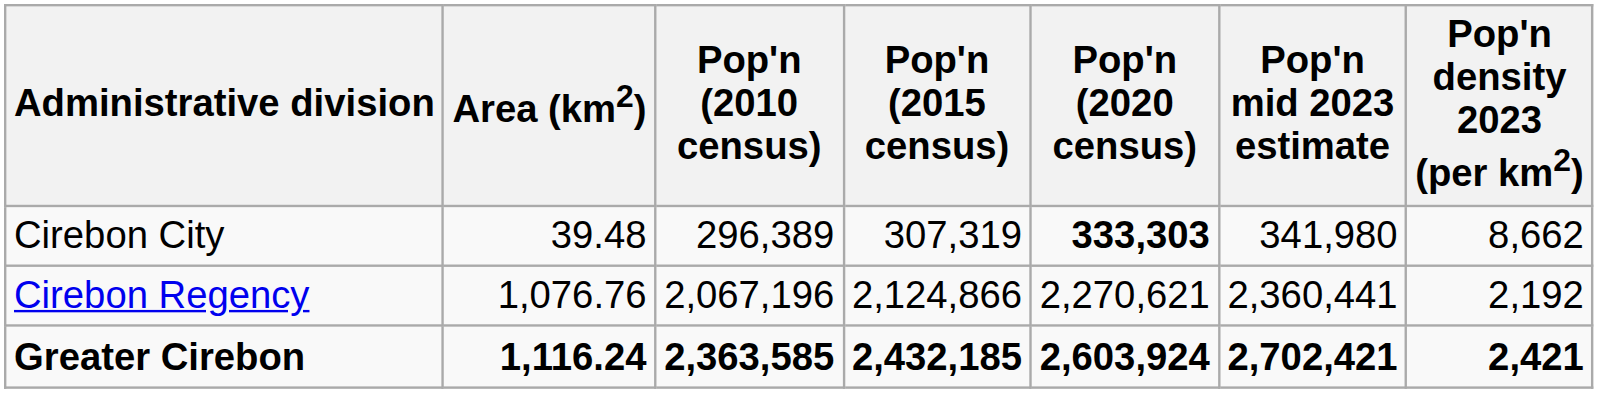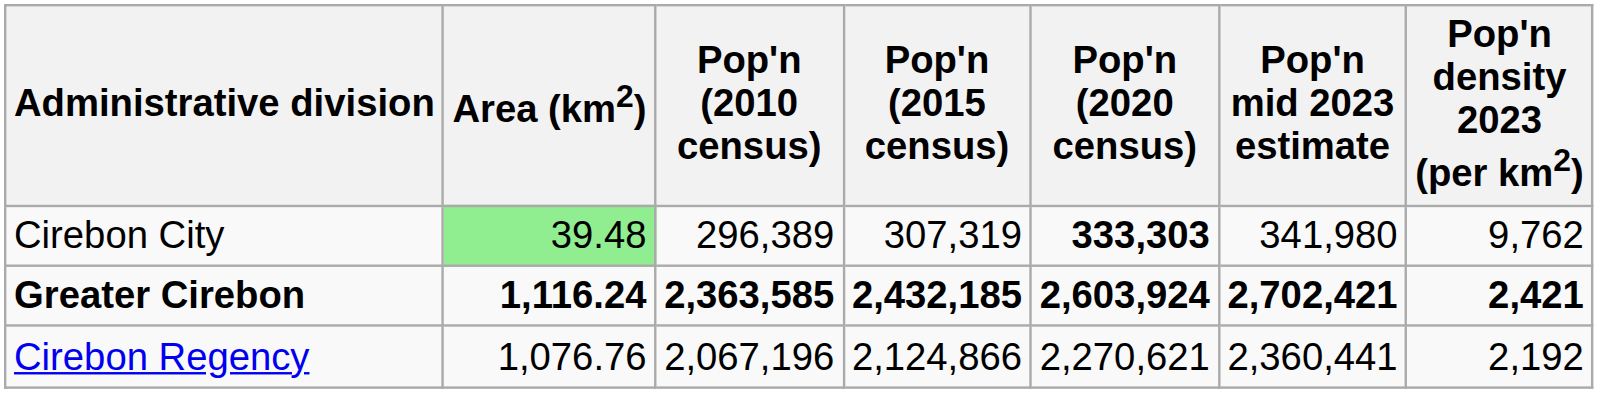(599, 234) no background -> (599, 234) lightgreen background
(1536, 234) 8,662 -> (1536, 234) 9,762
rows swapped: (162, 295) <-> (160, 356)
